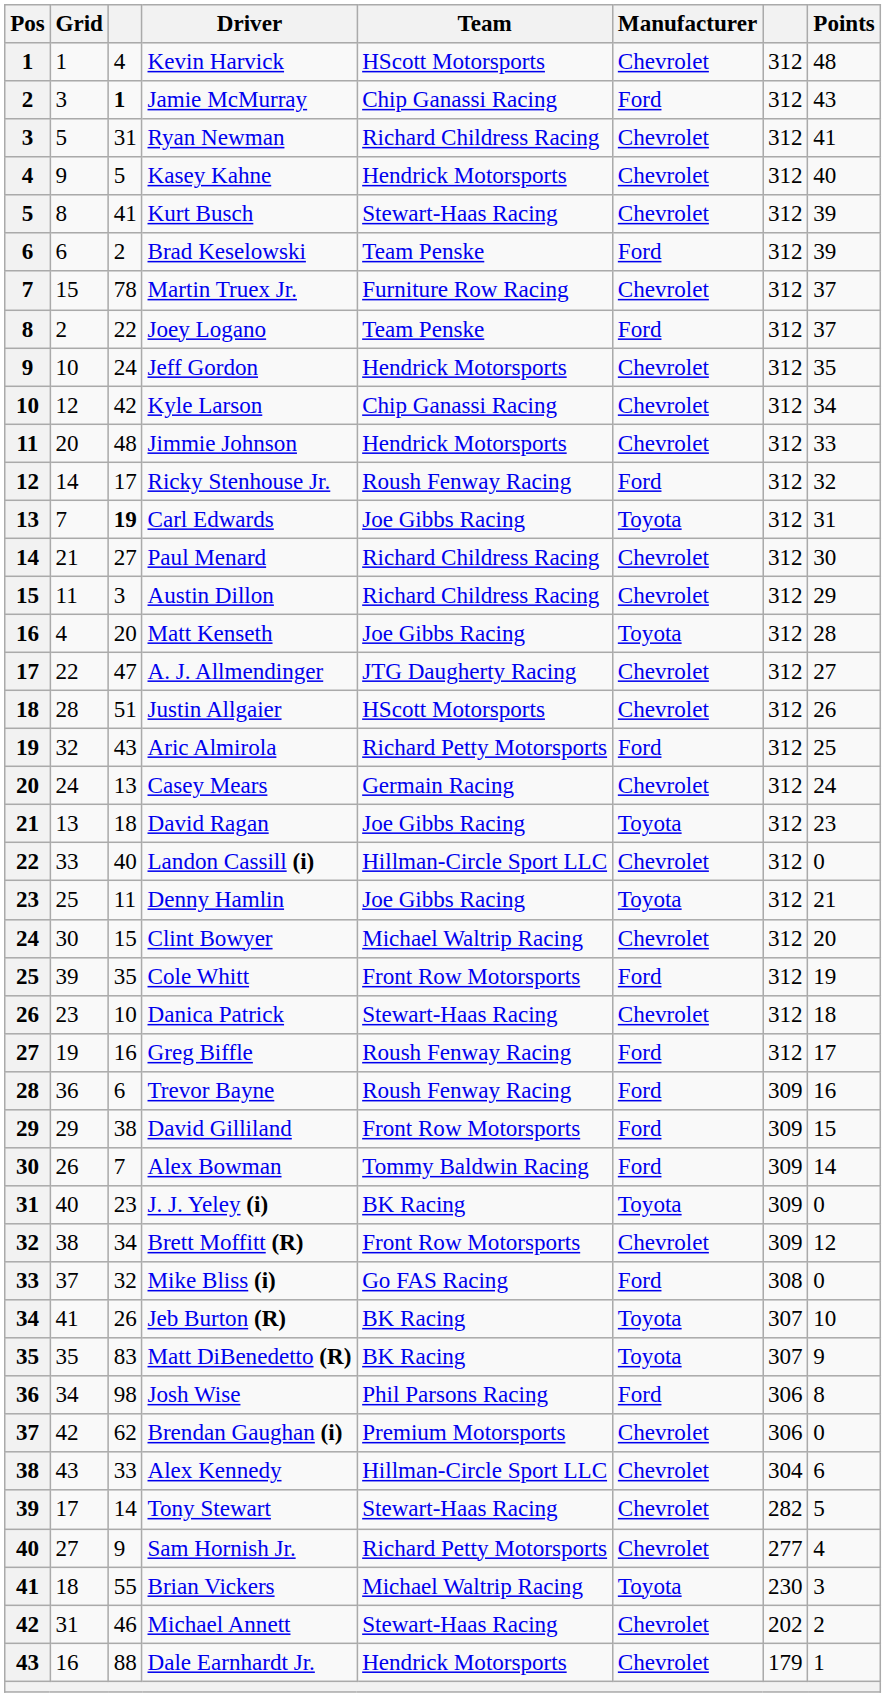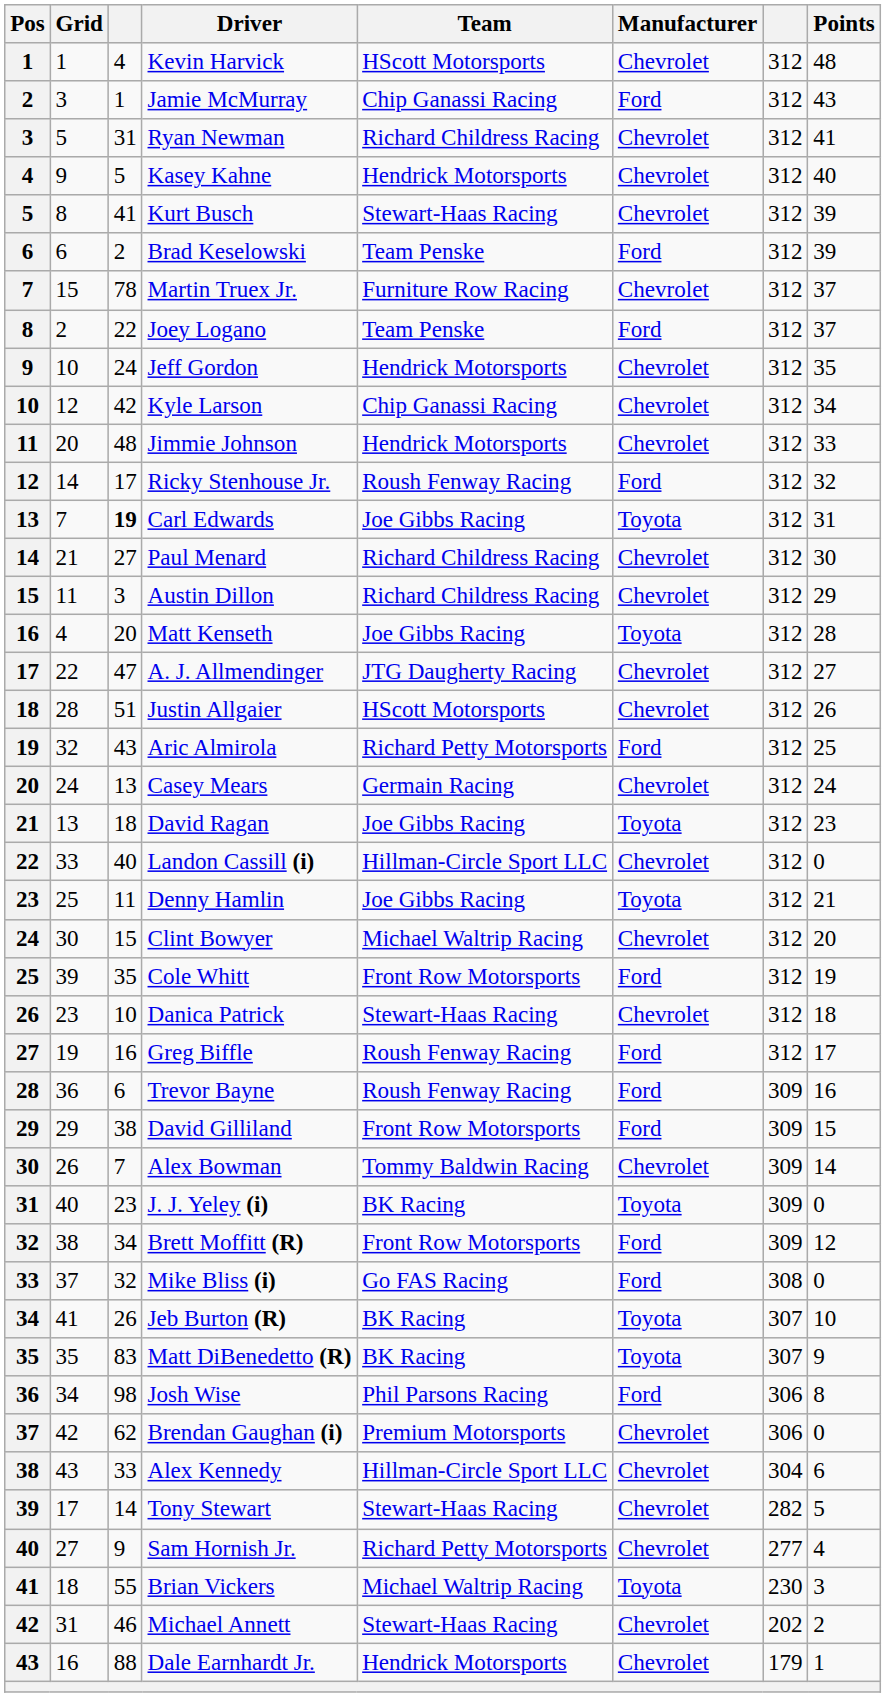(119, 99) bold -> (119, 99) normal
(640, 1166) Ford -> (663, 1166) Chevrolet
(663, 1242) Chevrolet -> (640, 1242) Ford
